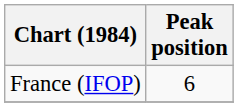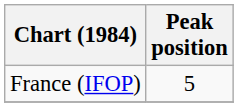(190, 83) 6 -> (190, 83) 5
